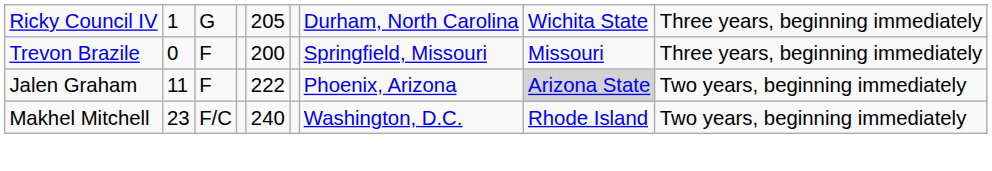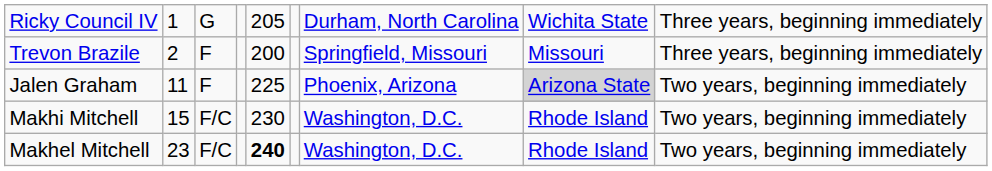(173, 53) 0 -> (173, 53) 2
(268, 85) 222 -> (268, 85) 225
+ row: (74, 118)
(268, 118) normal -> (268, 150) bold
